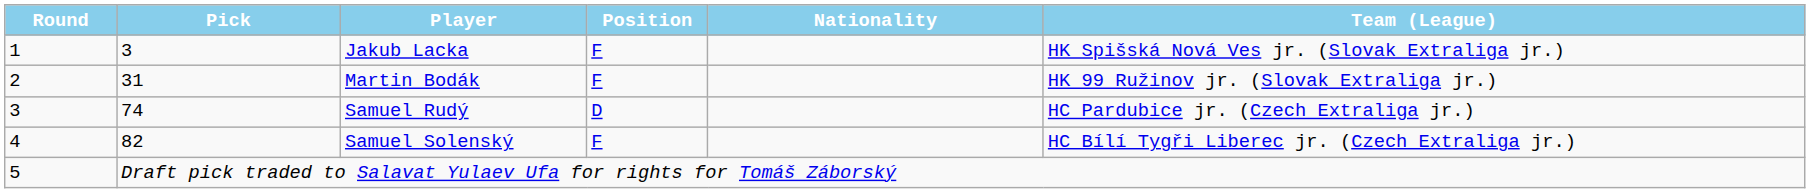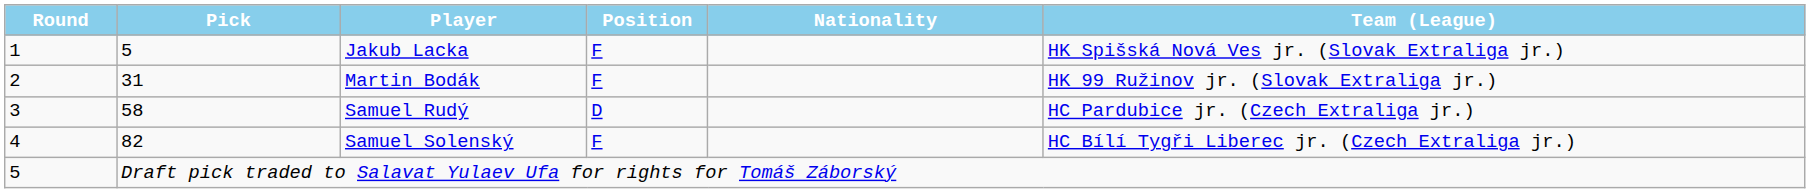(127, 50) 3 -> (127, 50) 5
(132, 112) 74 -> (132, 112) 58
